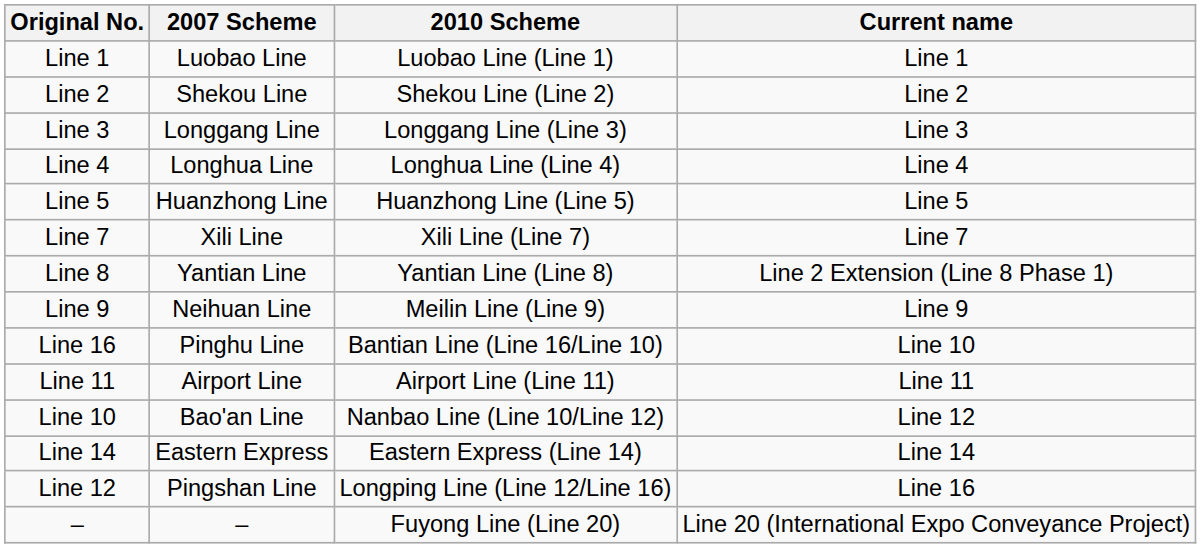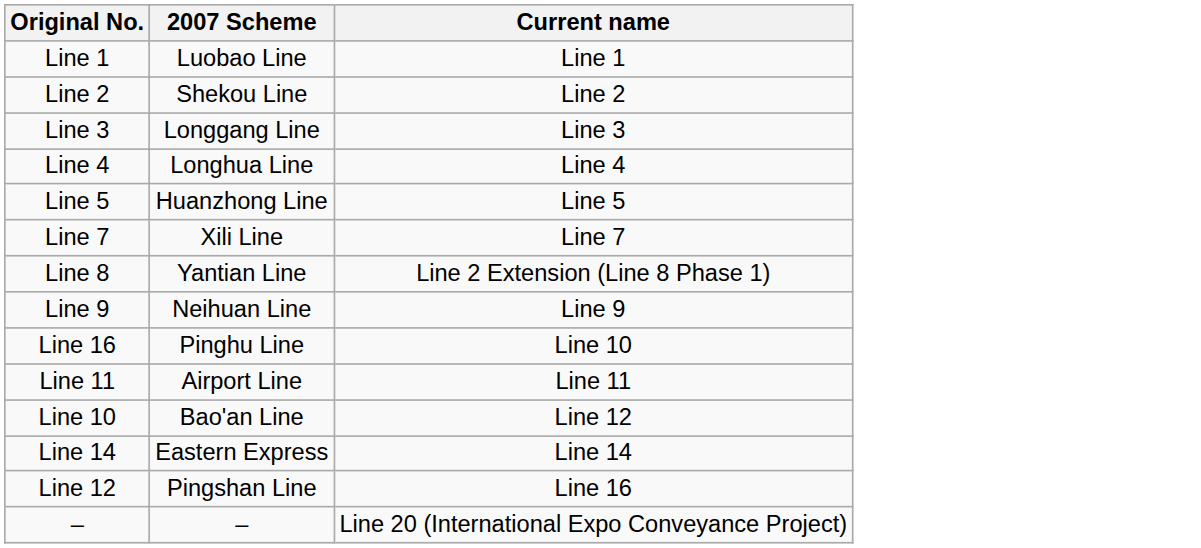- column: (505, 22)
